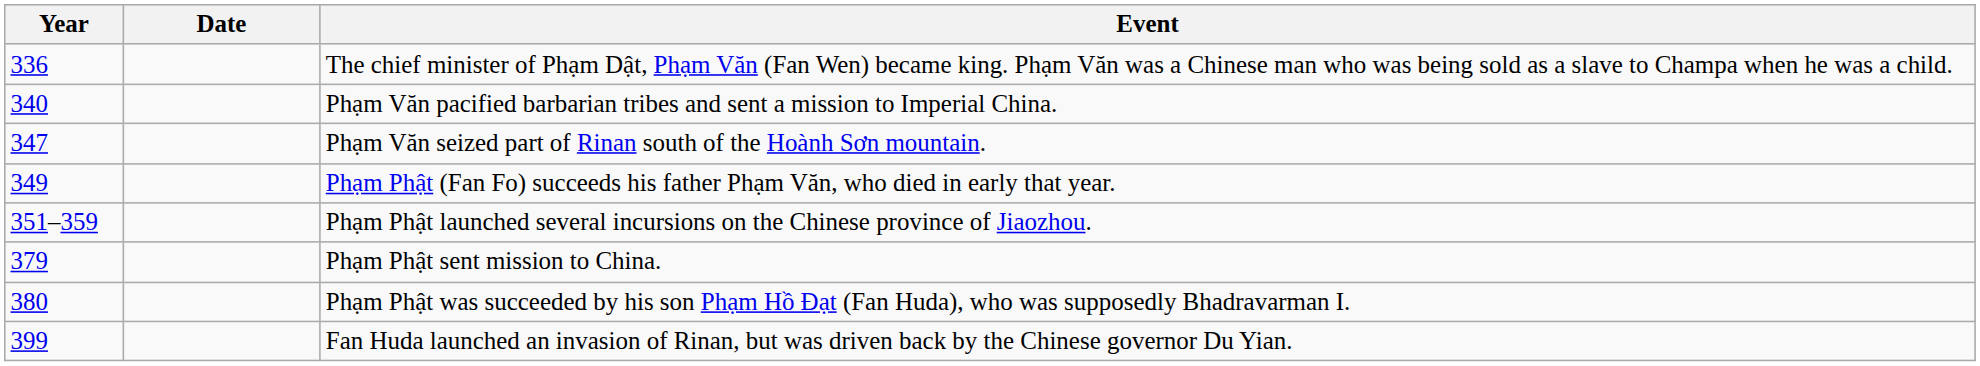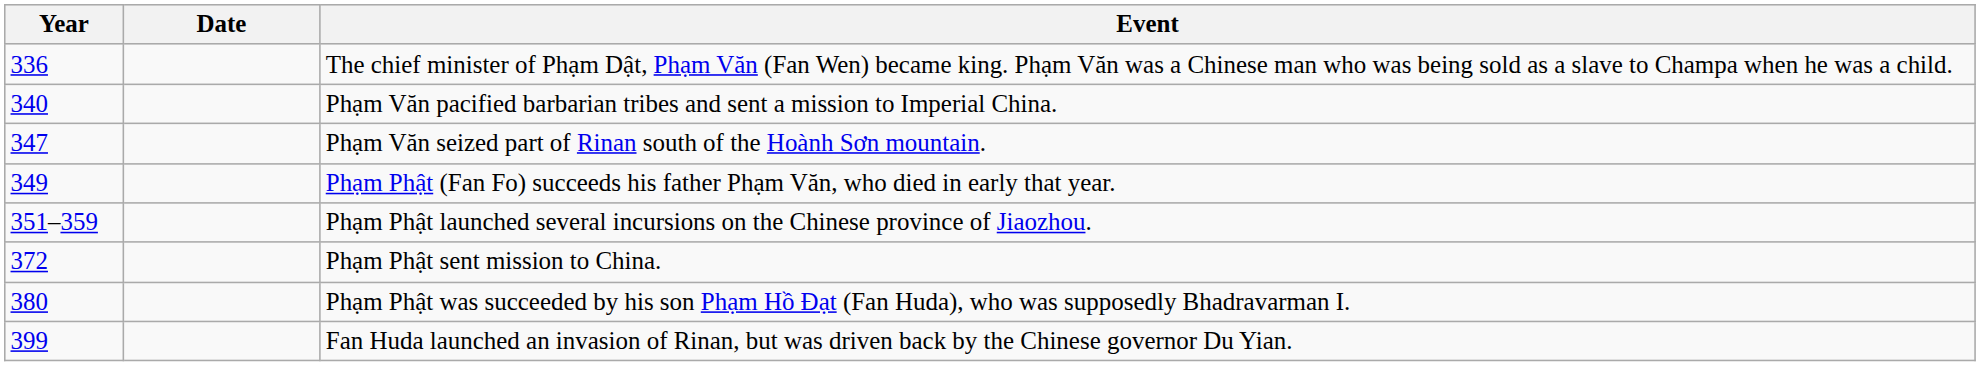(29, 261) 379 -> (29, 261) 372
